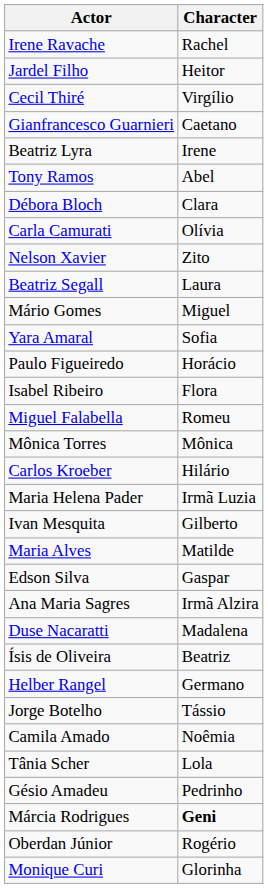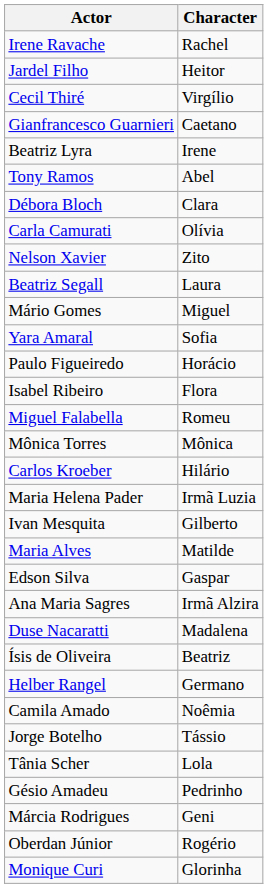rows swapped: (59, 737) <-> (55, 710)
(199, 817) bold -> (198, 817) normal
